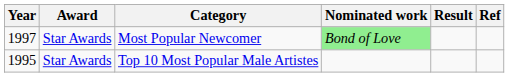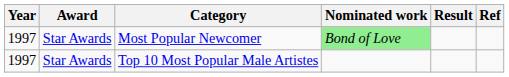(22, 60) 1995 -> (22, 60) 1997
